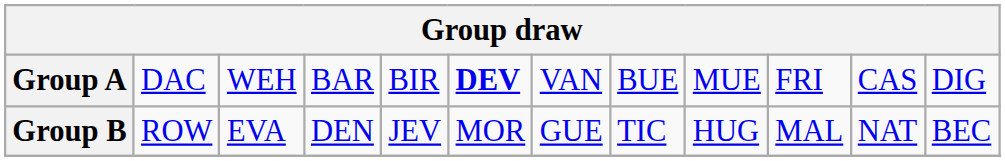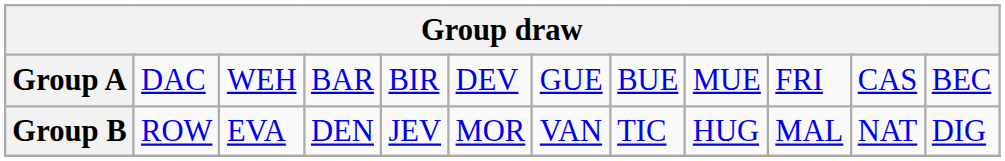(488, 79) bold -> (487, 79) normal
(571, 79) VAN -> (571, 79) GUE
(959, 79) DIG -> (962, 79) BEC
(571, 130) GUE -> (571, 130) VAN
(962, 130) BEC -> (959, 130) DIG
